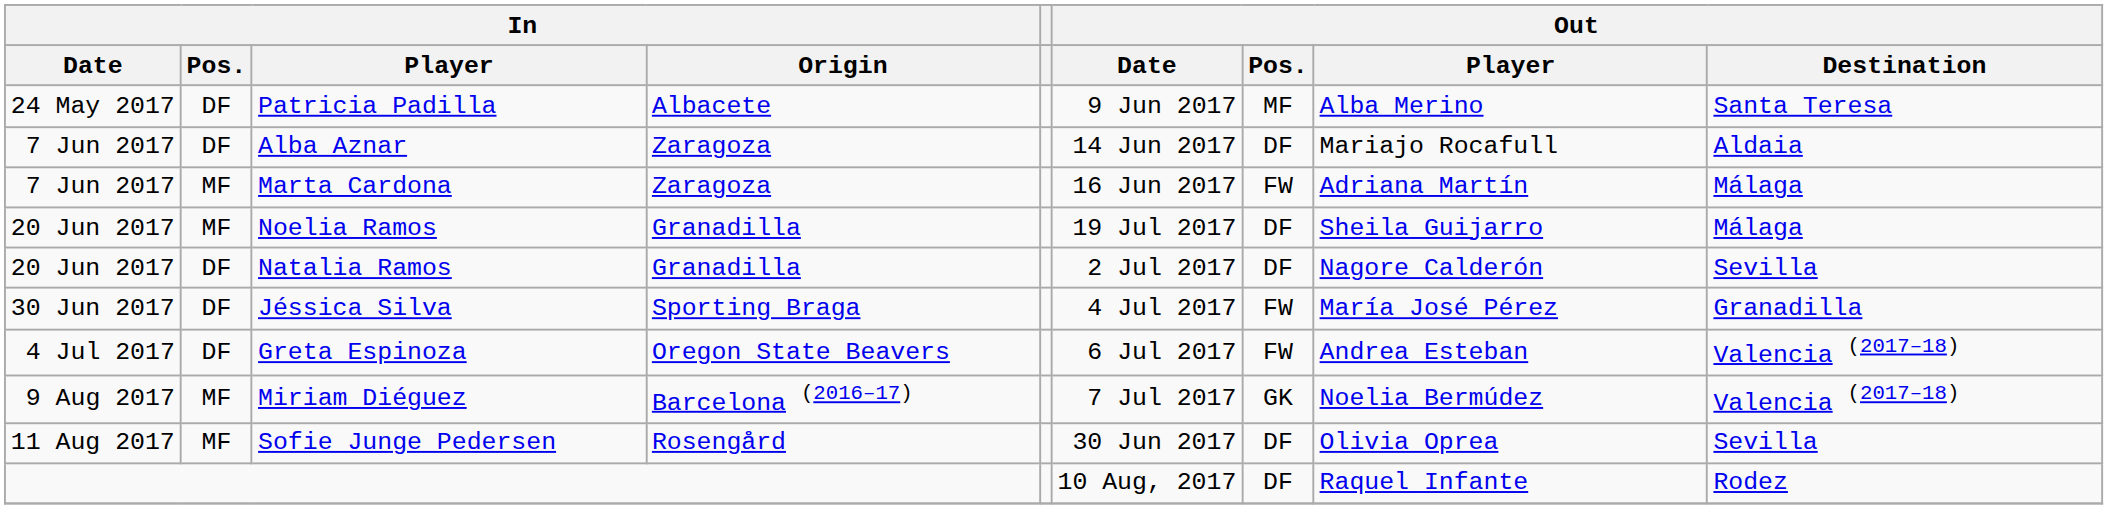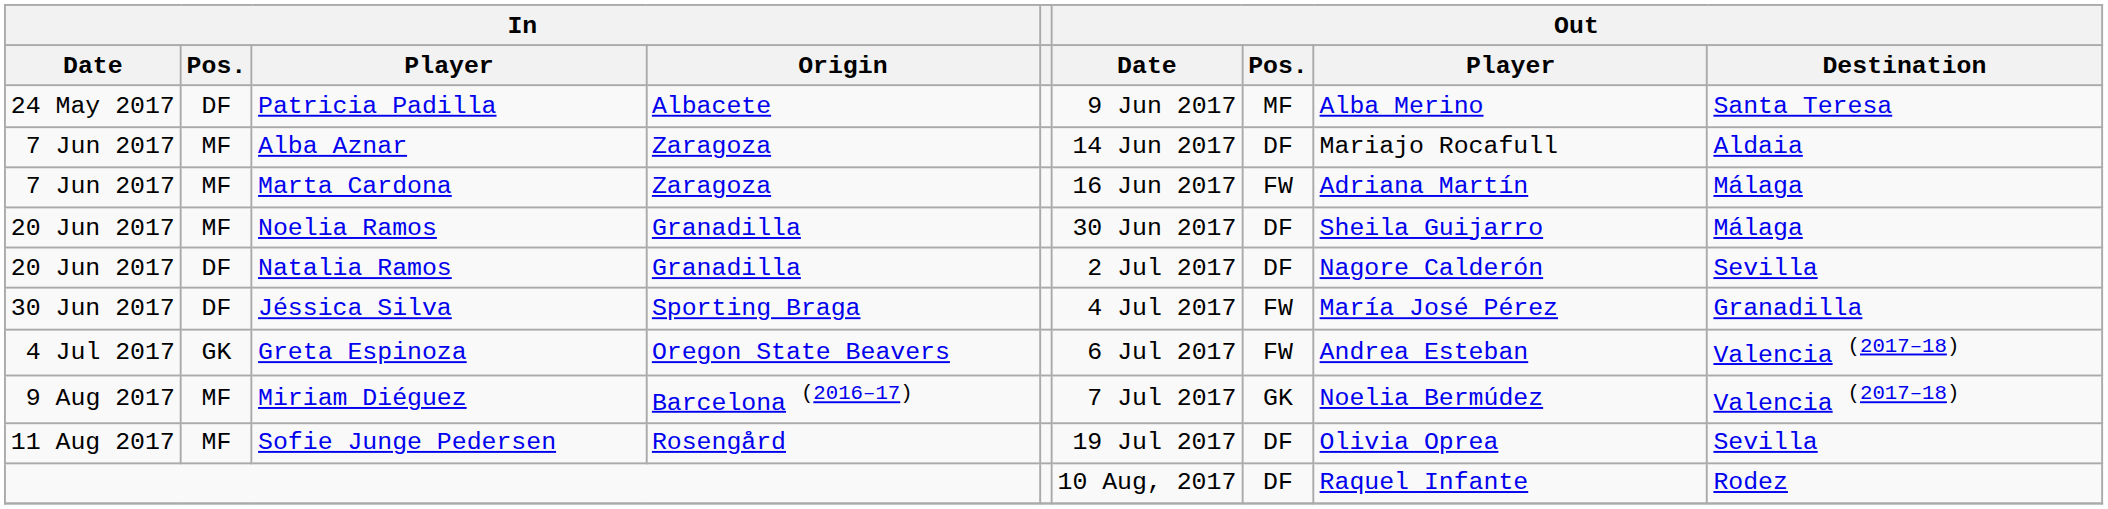(216, 147) DF -> (216, 147) MF
(1154, 228) 19 Jul 2017 -> (1154, 228) 30 Jun 2017
(216, 352) DF -> (216, 352) GK
(1154, 443) 30 Jun 2017 -> (1154, 443) 19 Jul 2017
